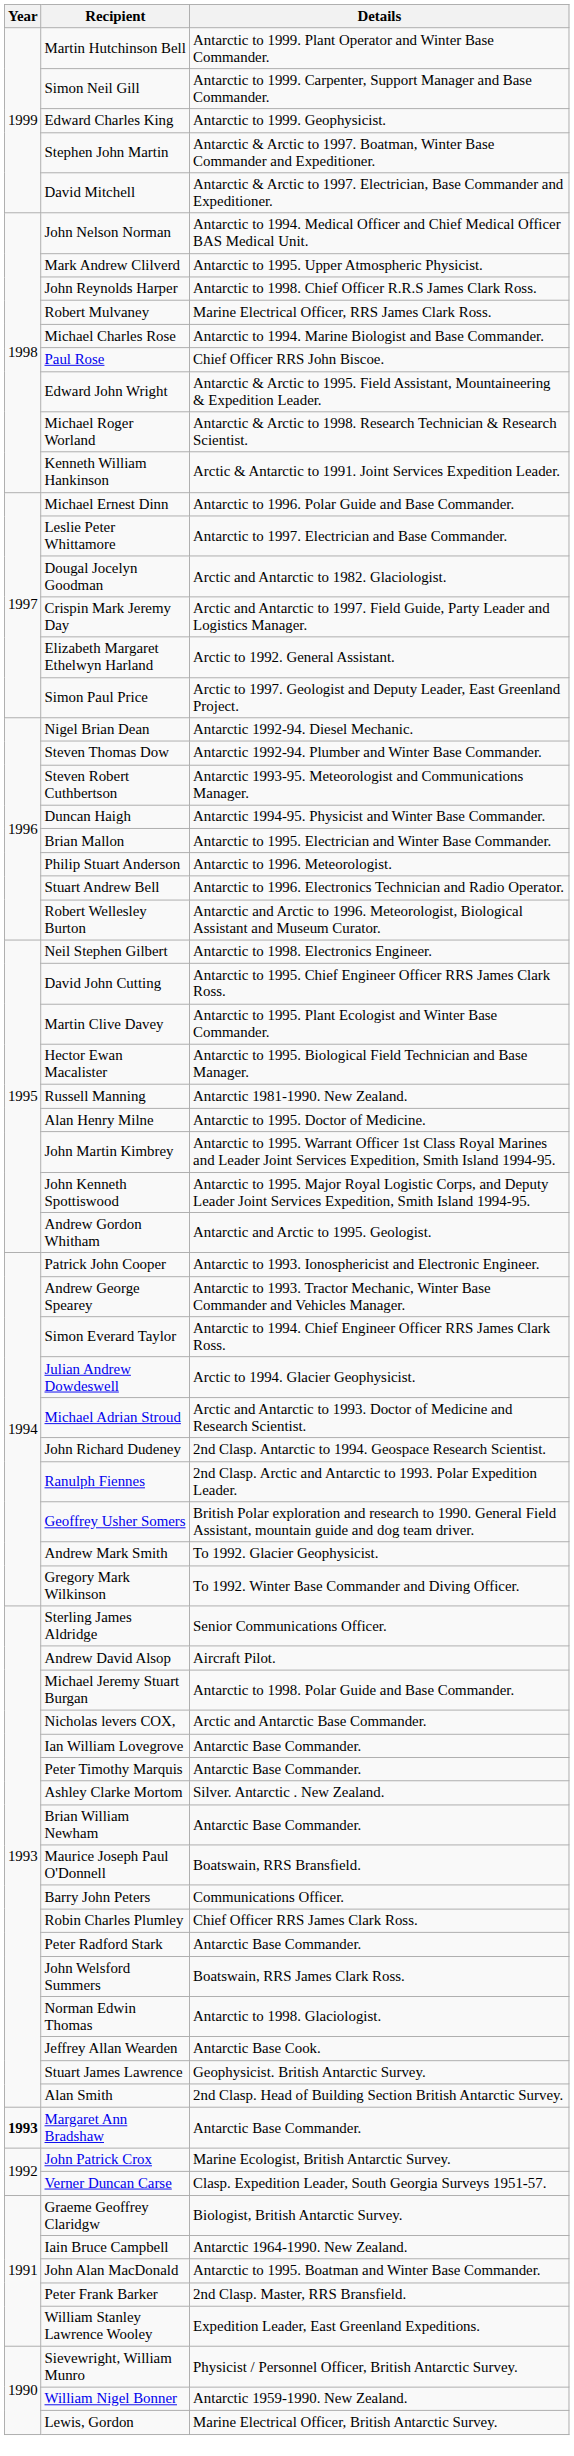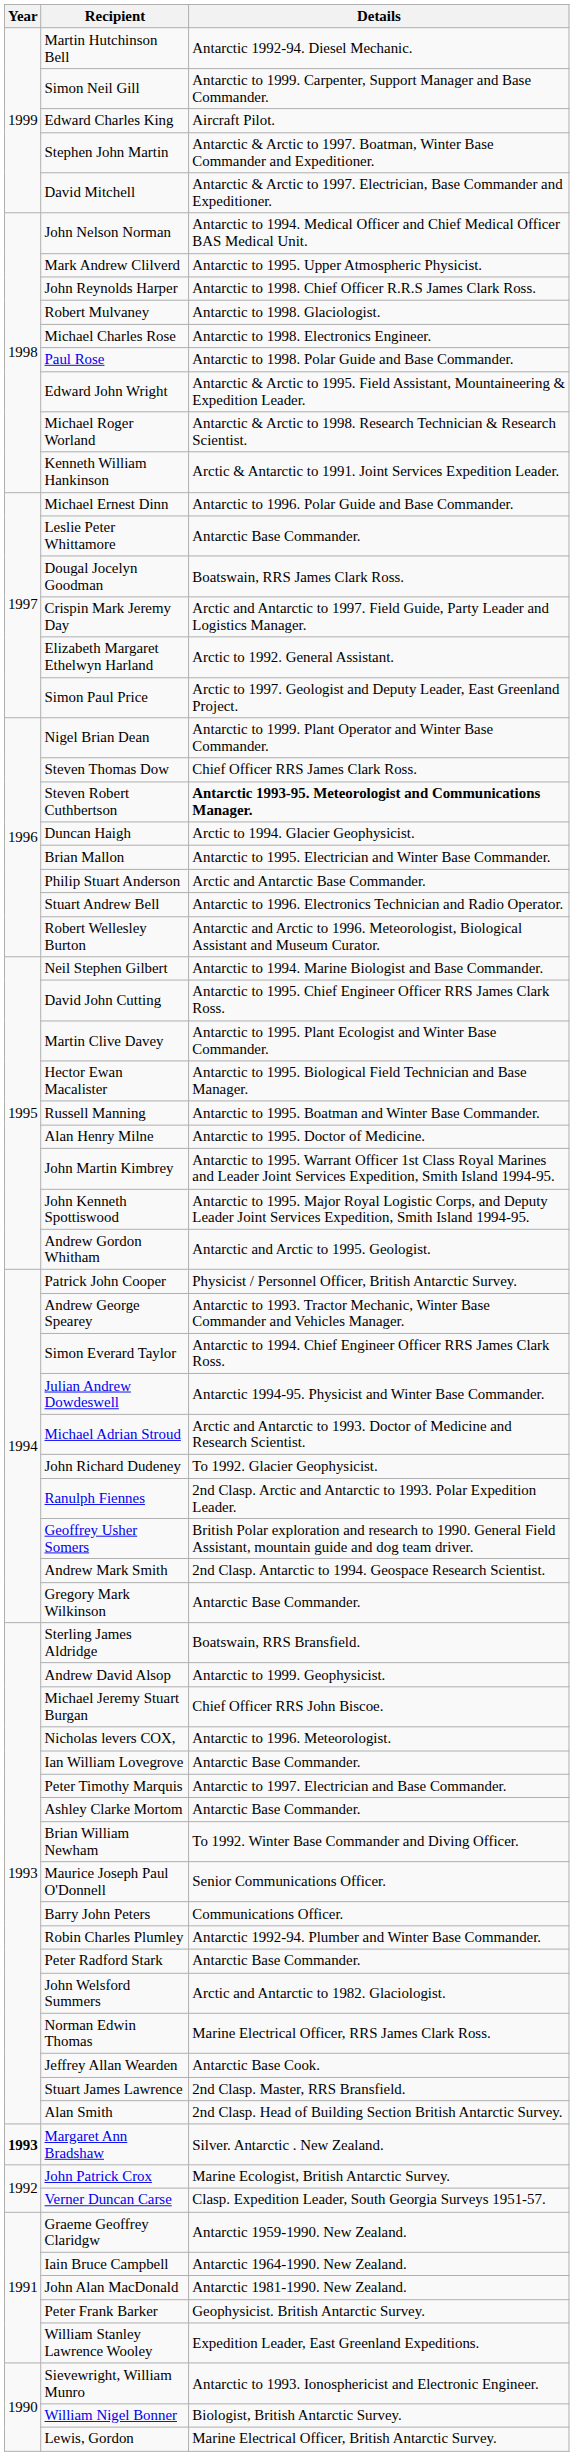(343, 48) Antarctic to 1999. Plant Operator and Winter Base Commander. -> (302, 48) Antarctic 1992-94. Diesel Mechanic.
(290, 120) Antarctic to 1999. Geophysicist. -> (234, 120) Aircraft Pilot.
(342, 312) Marine Electrical Officer, RRS James Clark Ross. -> (286, 312) Antarctic to 1998. Glaciologist.
(369, 335) Antarctic to 1994. Marine Biologist and Base Commander. -> (312, 335) Antarctic to 1998. Electronics Engineer.
(289, 359) Chief Officer RRS John Biscoe. -> (353, 359) Antarctic to 1998. Polar Guide and Base Commander.
(350, 536) Antarctic to 1997. Electrician and Base Commander. -> (276, 536) Antarctic Base Commander.
(320, 576) Arctic and Antarctic to 1982. Glaciologist. -> (298, 576) Boatswain, RRS James Clark Ross.
(303, 729) Antarctic 1992-94. Diesel Mechanic. -> (343, 737) Antarctic to 1999. Plant Operator and Winter Base Commander.
(367, 753) Antarctic 1992-94. Plumber and Winter Base Commander. -> (305, 769) Chief Officer RRS James Clark Ross.
(358, 785) normal -> (366, 801) bold
(369, 817) Antarctic 1994-95. Physicist and Winter Base Commander. -> (303, 833) Arctic to 1994. Glacier Geophysicist.
(292, 864) Antarctic to 1996. Meteorologist. -> (309, 880) Arctic and Antarctic Base Commander.
(312, 951) Antarctic to 1998. Electronics Engineer. -> (368, 968) Antarctic to 1994. Marine Biologist and Base Commander.
(300, 1096) Antarctic 1981-1990. New Zealand. -> (366, 1113) Antarctic to 1995. Boatman and Winter Base Commander.
(366, 1264) Antarctic to 1993. Ionosphericist and Electronic Engineer. -> (355, 1281) Physicist / Personnel Officer, British Antarctic Survey.
(304, 1377) Arctic to 1994. Glacier Geophysicist. -> (368, 1393) Antarctic 1994-95. Physicist and Winter Base Commander.
(370, 1449) 2nd Clasp. Antarctic to 1994. Geospace Research Scientist. -> (285, 1466) To 1992. Glacier Geophysicist.
(286, 1553) To 1992. Glacier Geophysicist. -> (369, 1570) 2nd Clasp. Antarctic to 1994. Geospace Research Scientist.
(356, 1585) To 1992. Winter Base Commander and Diving Officer. -> (276, 1602) Antarctic Base Commander.
(290, 1626) Senior Communications Officer. -> (276, 1642) Boatswain, RRS Bransfield.
(234, 1658) Aircraft Pilot. -> (289, 1674) Antarctic to 1999. Geophysicist.
(354, 1690) Antarctic to 1998. Polar Guide and Base Commander. -> (288, 1706) Chief Officer RRS John Biscoe.
(310, 1722) Arctic and Antarctic Base Commander. -> (292, 1738) Antarctic to 1996. Meteorologist.
(277, 1769) Antarctic Base Commander. -> (349, 1785) Antarctic to 1997. Electrician and Base Commander.
(289, 1792) Silver. Antarctic . New Zealand. -> (276, 1809) Antarctic Base Commander.
(277, 1824) Antarctic Base Commander. -> (356, 1841) To 1992. Winter Base Commander and Diving Officer.
(277, 1865) Boatswain, RRS Bransfield. -> (289, 1881) Senior Communications Officer.
(305, 1920) Chief Officer RRS James Clark Ross. -> (367, 1937) Antarctic 1992-94. Plumber and Winter Base Commander.
(299, 1976) Boatswain, RRS James Clark Ross. -> (319, 1993) Arctic and Antarctic to 1982. Glaciologist.
(287, 2016) Antarctic to 1998. Glaciologist. -> (341, 2033) Marine Electrical Officer, RRS James Clark Ross.
(309, 2072) Geophysicist. British Antarctic Survey. -> (299, 2088) 2nd Clasp. Master, RRS Bransfield.
(277, 2127) Antarctic Base Commander. -> (288, 2144) Silver. Antarctic . New Zealand.
(298, 2215) Biologist, British Antarctic Survey. -> (300, 2232) Antarctic 1959-1990. New Zealand.
(367, 2270) Antarctic to 1995. Boatman and Winter Base Commander. -> (300, 2287) Antarctic 1981-1990. New Zealand.
(300, 2294) 2nd Clasp. Master, RRS Bransfield. -> (309, 2311) Geophysicist. British Antarctic Survey.
(355, 2366) Physicist / Personnel Officer, British Antarctic Survey. -> (365, 2383) Antarctic to 1993. Ionosphericist and Electronic Engineer.
(300, 2398) Antarctic 1959-1990. New Zealand. -> (297, 2415) Biologist, British Antarctic Survey.
